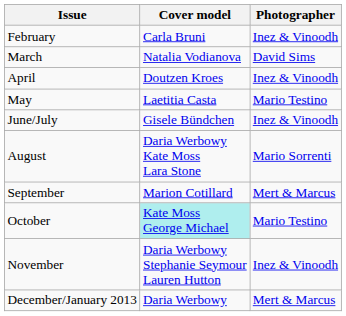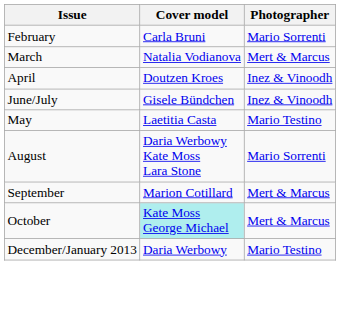(295, 36) Inez & Vinoodh -> (286, 36) Mario Sorrenti
(284, 57) David Sims -> (288, 57) Mert & Marcus
rows swapped: (20, 99) <-> (33, 120)
(290, 220) Mario Testino -> (288, 220) Mert & Marcus
- row: (36, 264)
(294, 300) Mert & Marcus -> (284, 249) Mario Testino
